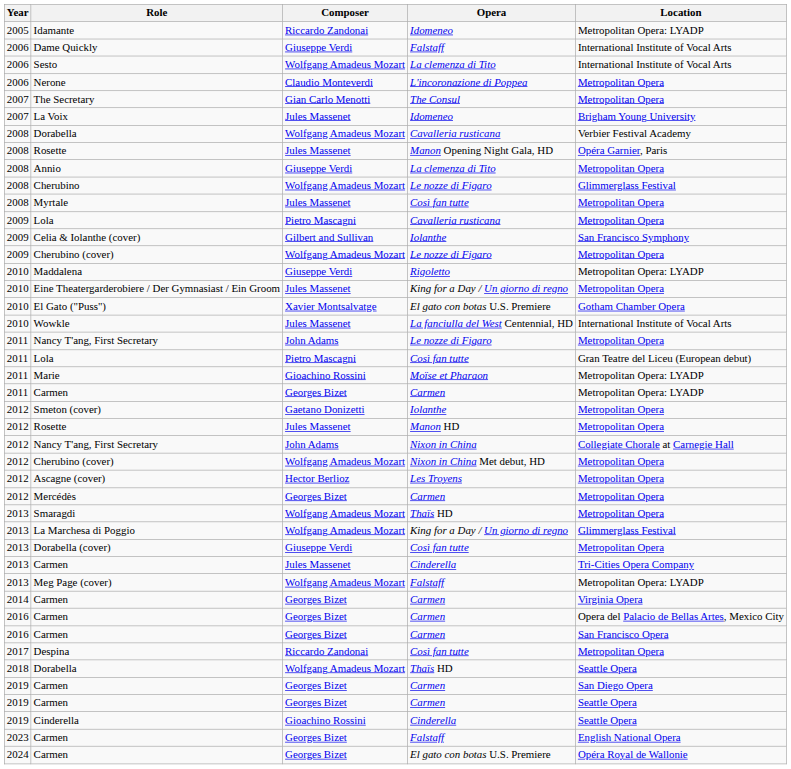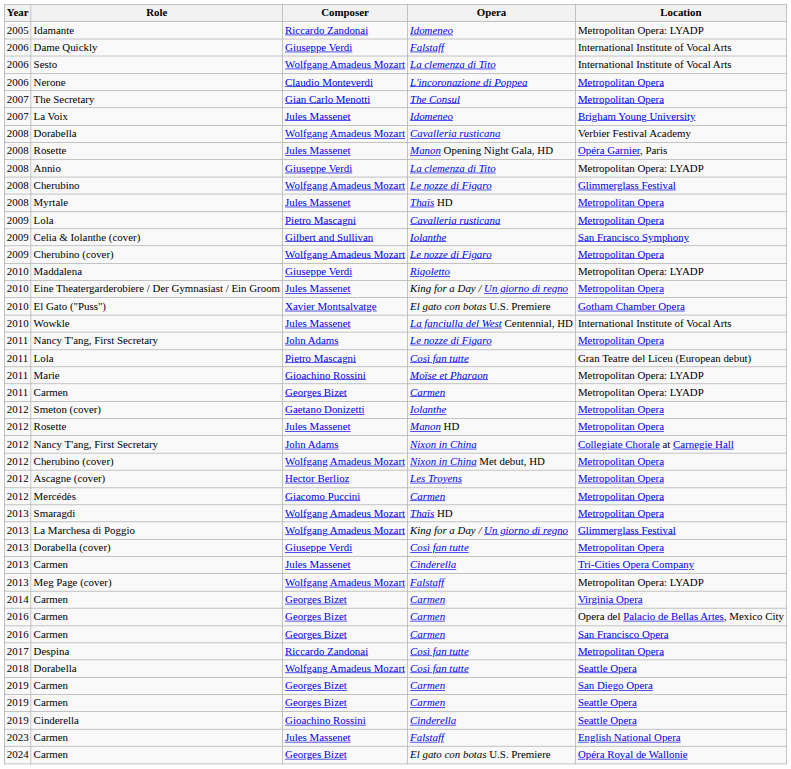(621, 168) Metropolitan Opera -> (641, 168) Metropolitan Opera: LYADP
(439, 202) Così fan tutte -> (431, 202) Thaïs HD
(316, 496) Georges Bizet -> (323, 496) Giacomo Puccini
(431, 668) Thaïs HD -> (439, 668) Così fan tutte
(316, 737) Georges Bizet -> (318, 737) Jules Massenet
